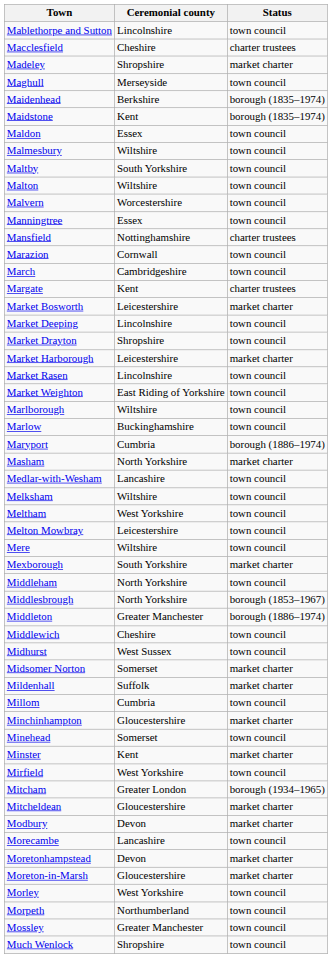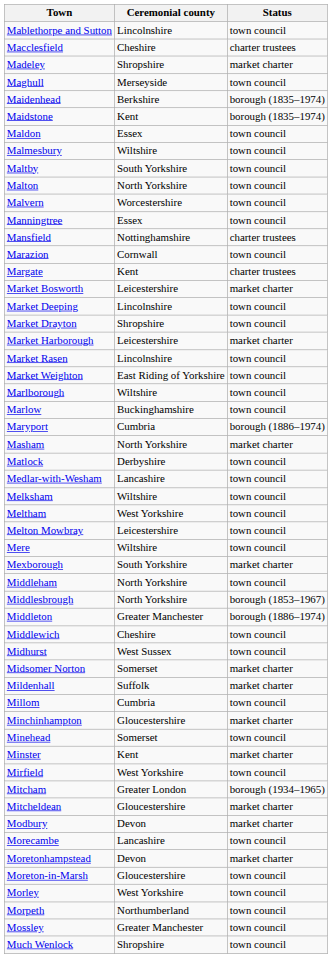(137, 185) Wiltshire -> (152, 185) North Yorkshire
- row: (21, 271)
+ row: (25, 461)
(261, 875) market charter -> (258, 875) town council
